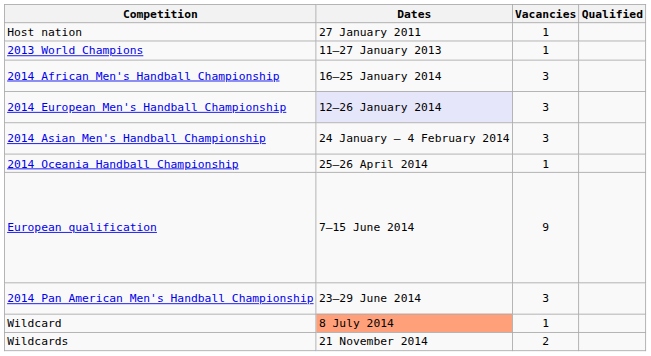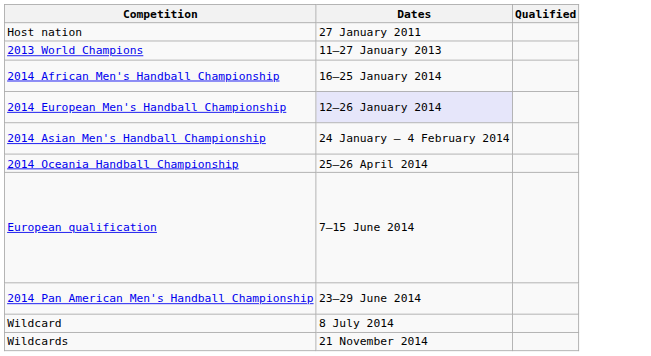- column: (546, 14)
(356, 323) lightsalmon background -> (356, 323) no background
